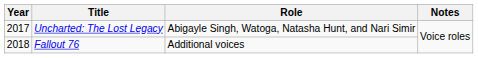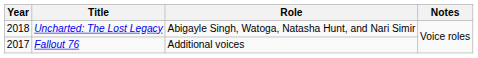(18, 28) 2017 -> (18, 28) 2018
(18, 45) 2018 -> (18, 45) 2017
